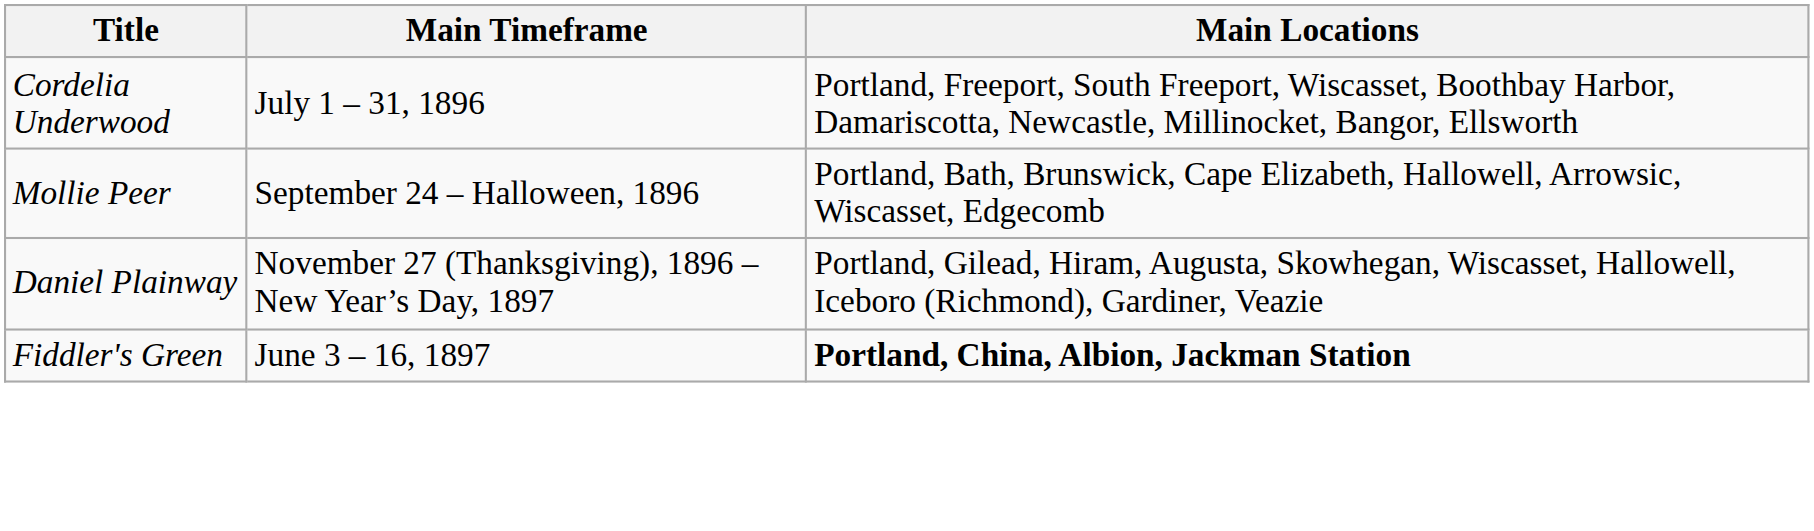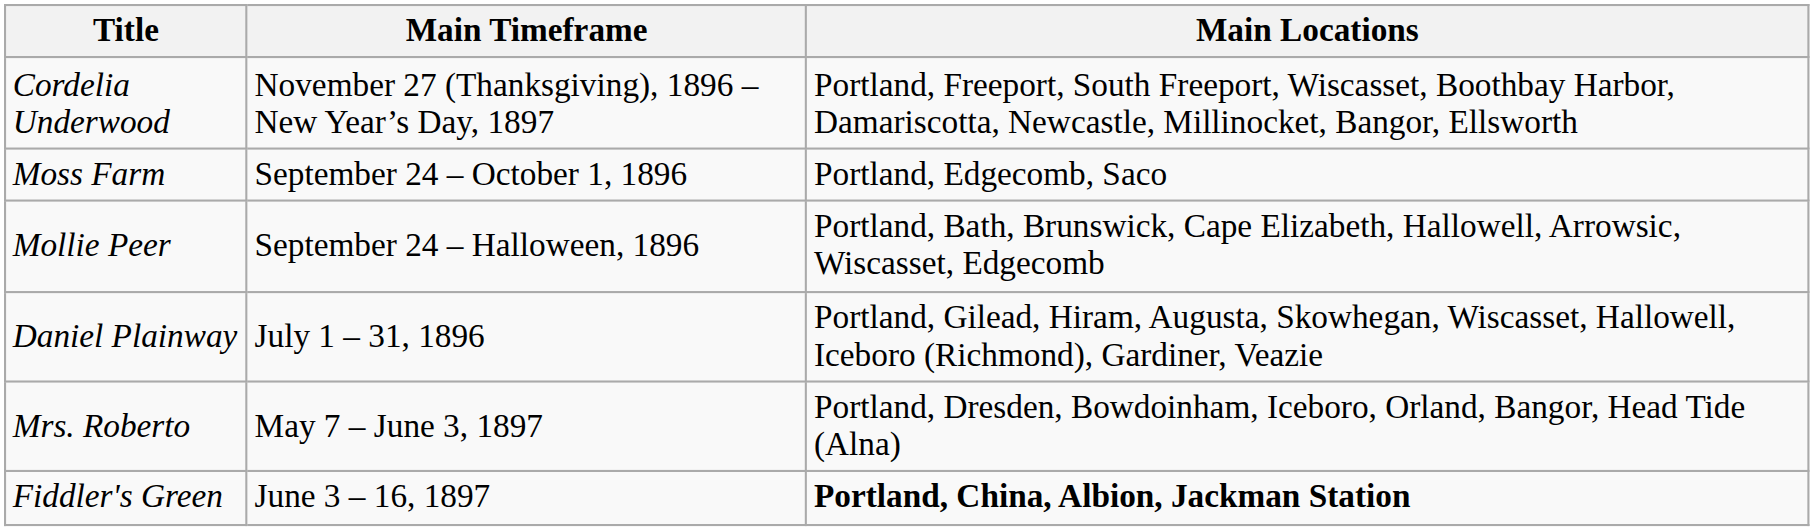(370, 102) July 1 – 31, 1896 -> (506, 102) November 27 (Thanksgiving), 1896 – New Year’s Day, 1897
+ row: (89, 173)
(506, 282) November 27 (Thanksgiving), 1896 – New Year’s Day, 1897 -> (370, 335) July 1 – 31, 1896
+ row: (101, 425)
